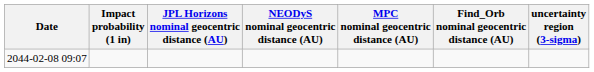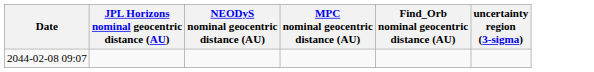- column: (118, 27)
